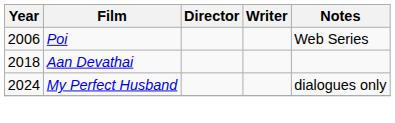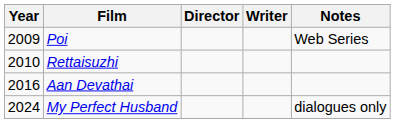(24, 39) 2006 -> (24, 39) 2009
+ row: (82, 62)
(24, 62) 2018 -> (24, 85) 2016
